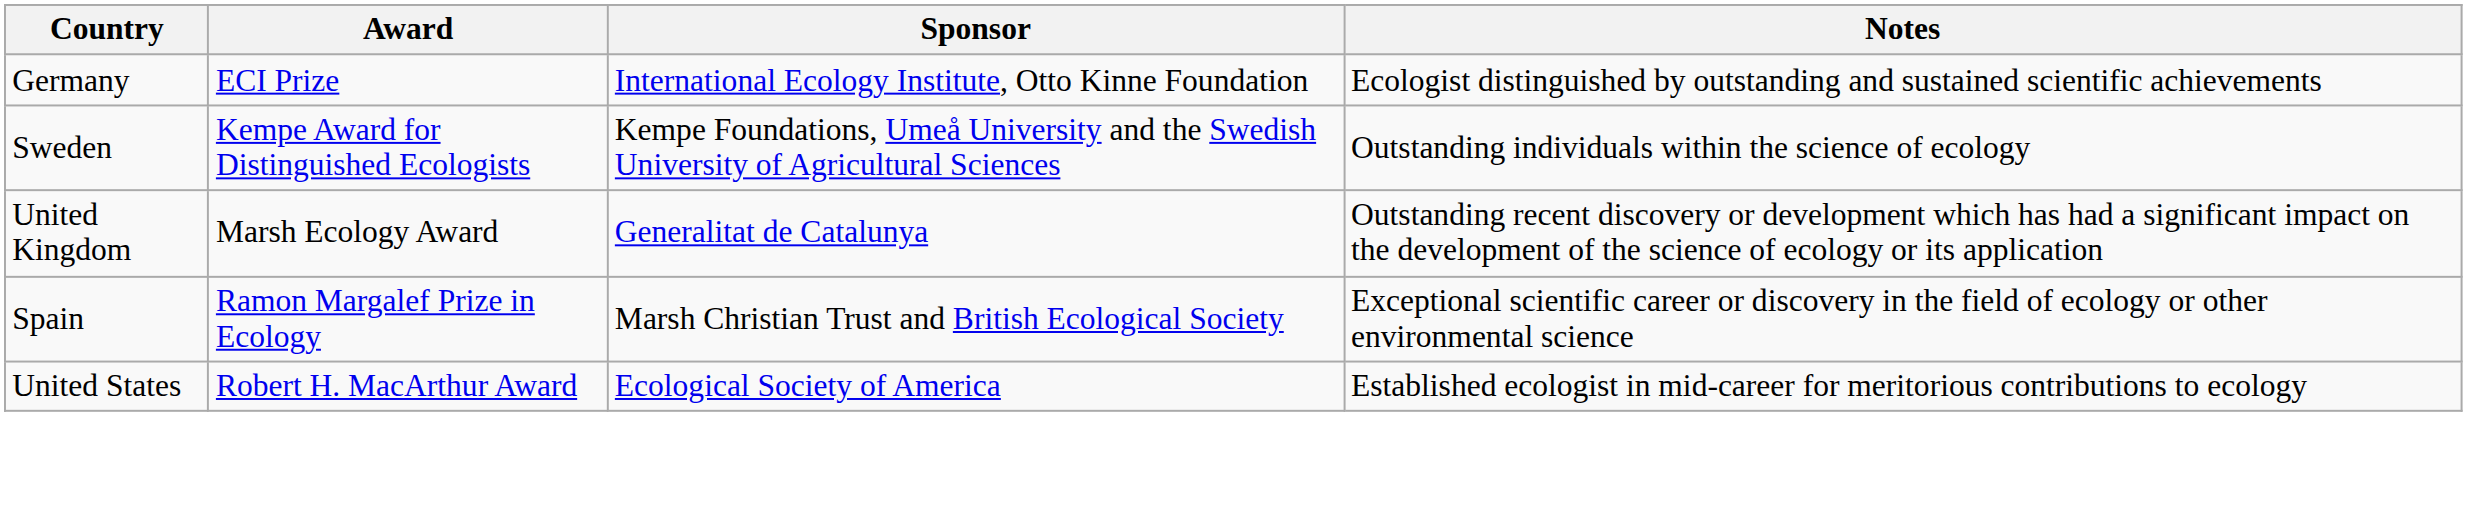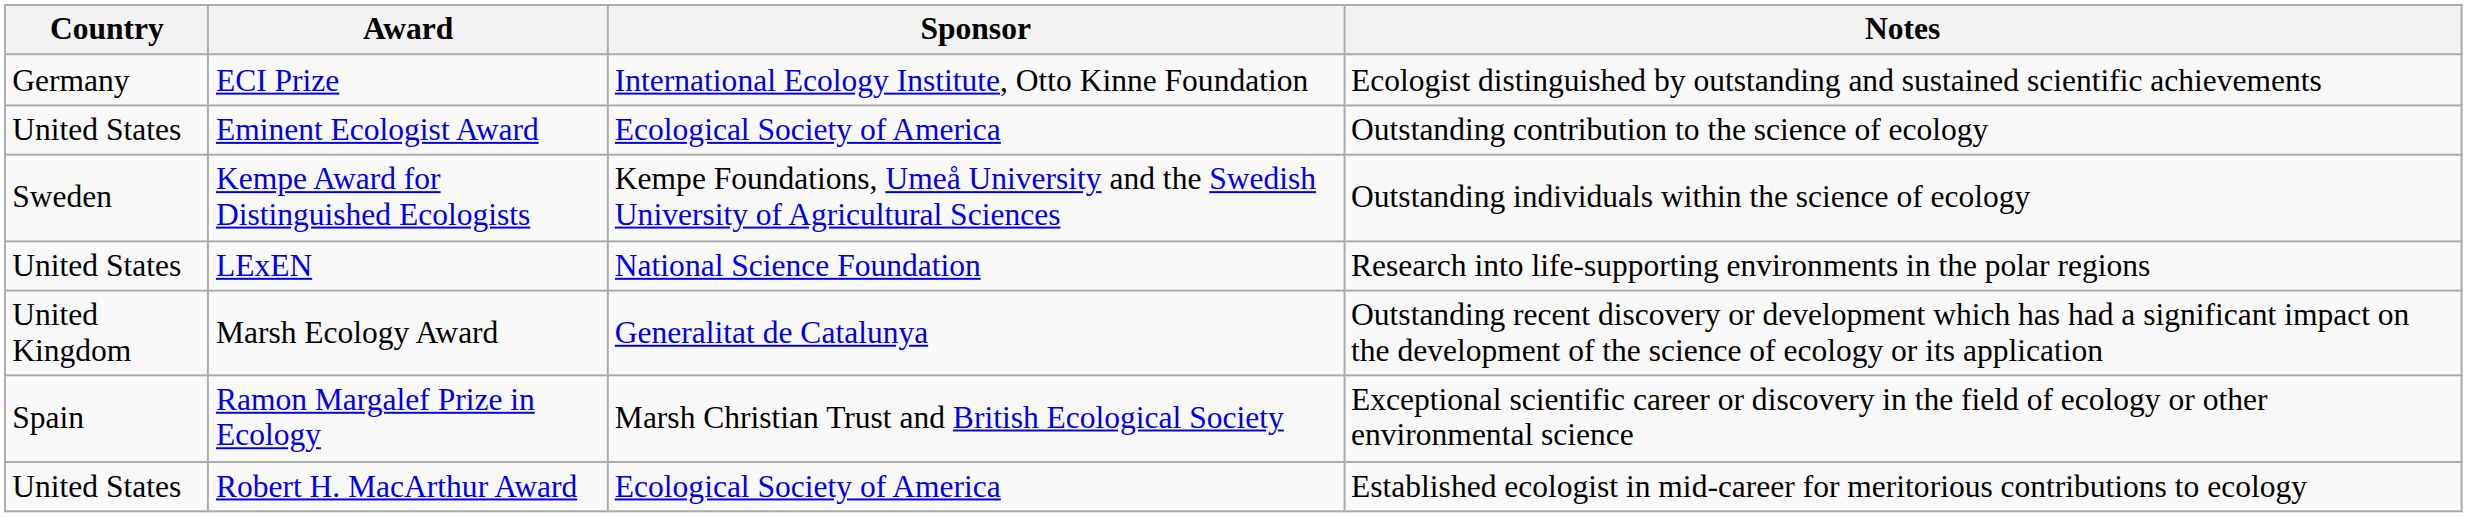+ row: (377, 129)
+ row: (264, 264)
